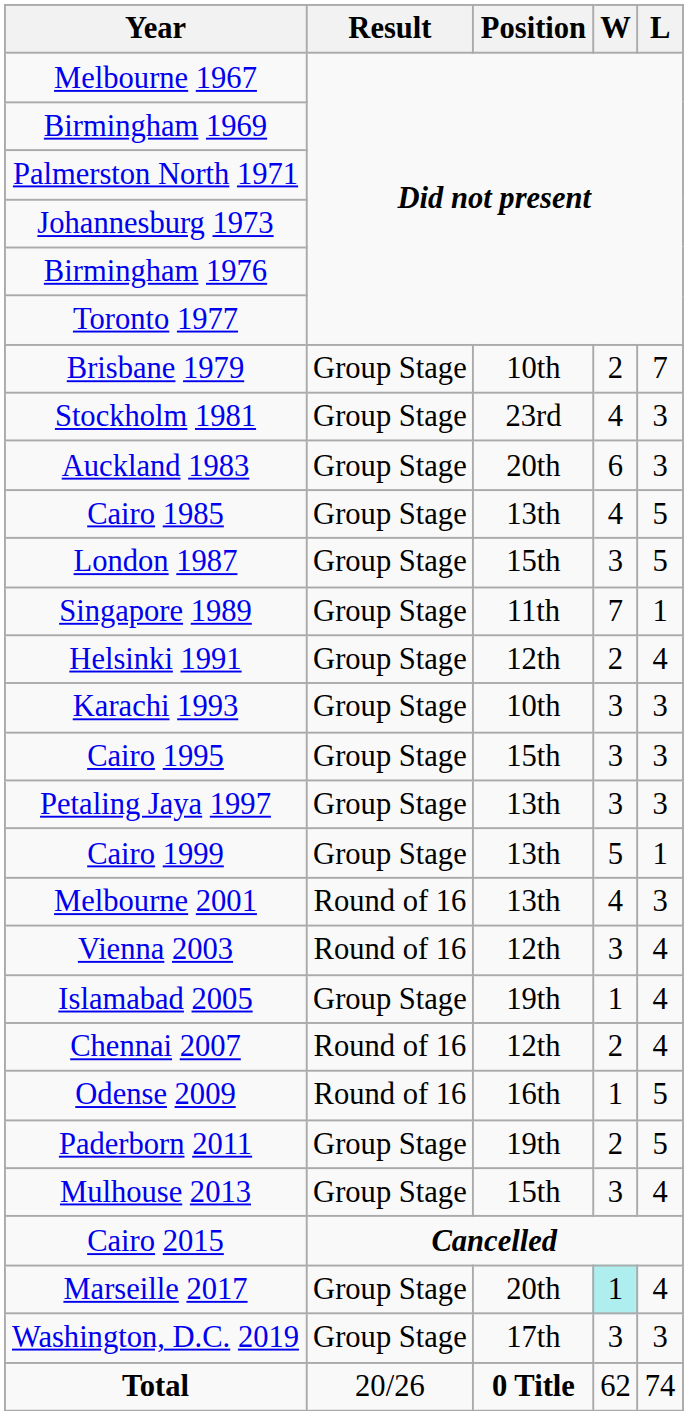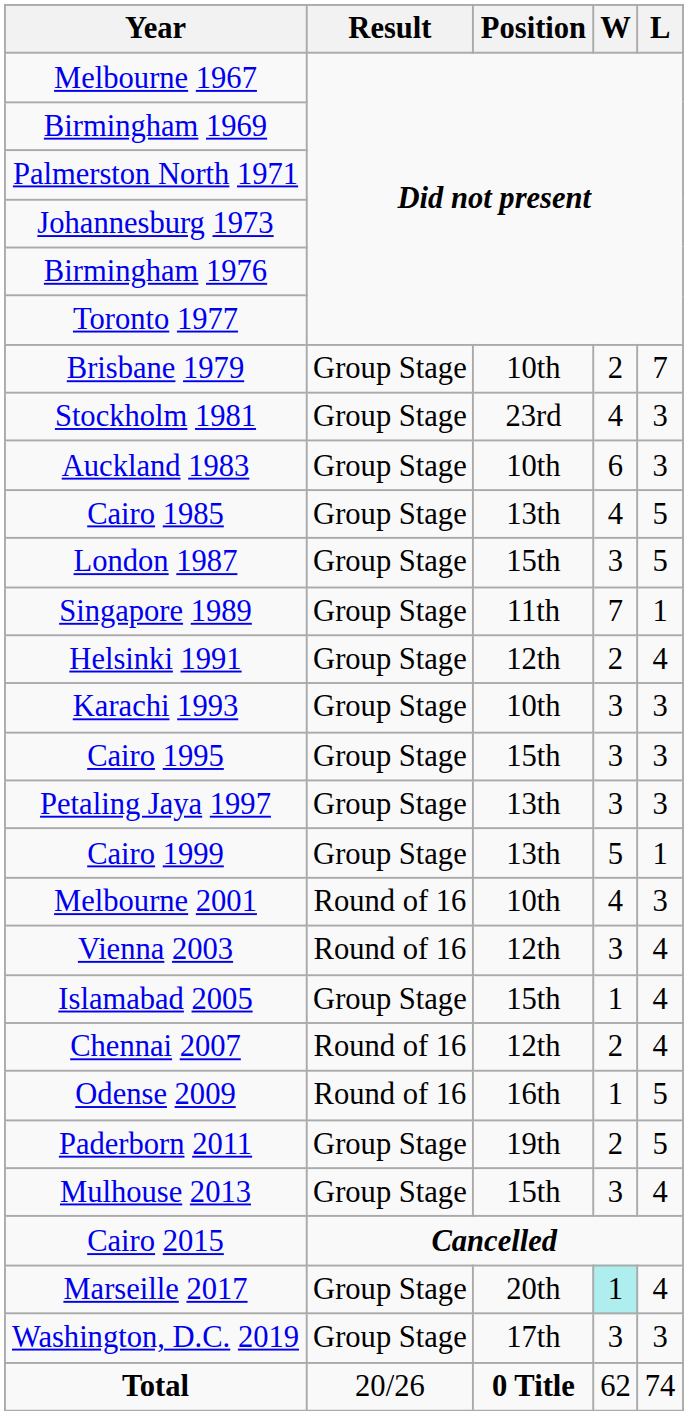(533, 464) 20th -> (533, 464) 10th
(533, 901) 13th -> (533, 901) 10th
(533, 998) 19th -> (533, 998) 15th
